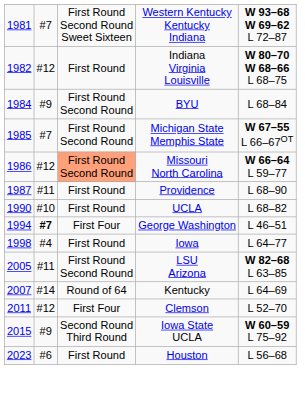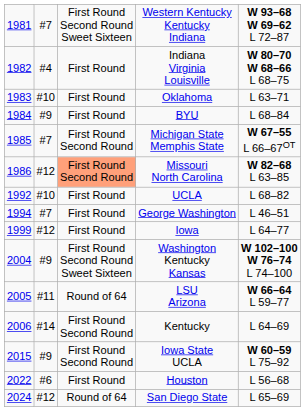(46, 68) #12 -> (46, 68) #4
+ row: (187, 97)
(97, 104) First Round Second Round -> (97, 115) First Round
(267, 167) W 66–64 L 59–77 -> (269, 172) W 82–68 L 63–85
- row: (187, 190)
(19, 208) 1990 -> (19, 195) 1992
(46, 225) bold -> (46, 213) normal
(97, 225) First Four -> (97, 213) First Round
(19, 243) 1998 -> (19, 230) 1999
(46, 243) #4 -> (46, 230) #12
+ row: (187, 260)
(97, 266) First Round Second Round -> (97, 296) Round of 64
(267, 266) W 82–68 L 63–85 -> (269, 296) W 66–64 L 59–77
(19, 290) 2007 -> (19, 326) 2006
(97, 290) Round of 64 -> (97, 326) First Round Second Round
- row: (187, 308)
(97, 331) Second Round Third Round -> (97, 356) First Round Second Round
(19, 355) 2023 -> (19, 380) 2022
+ row: (187, 397)
